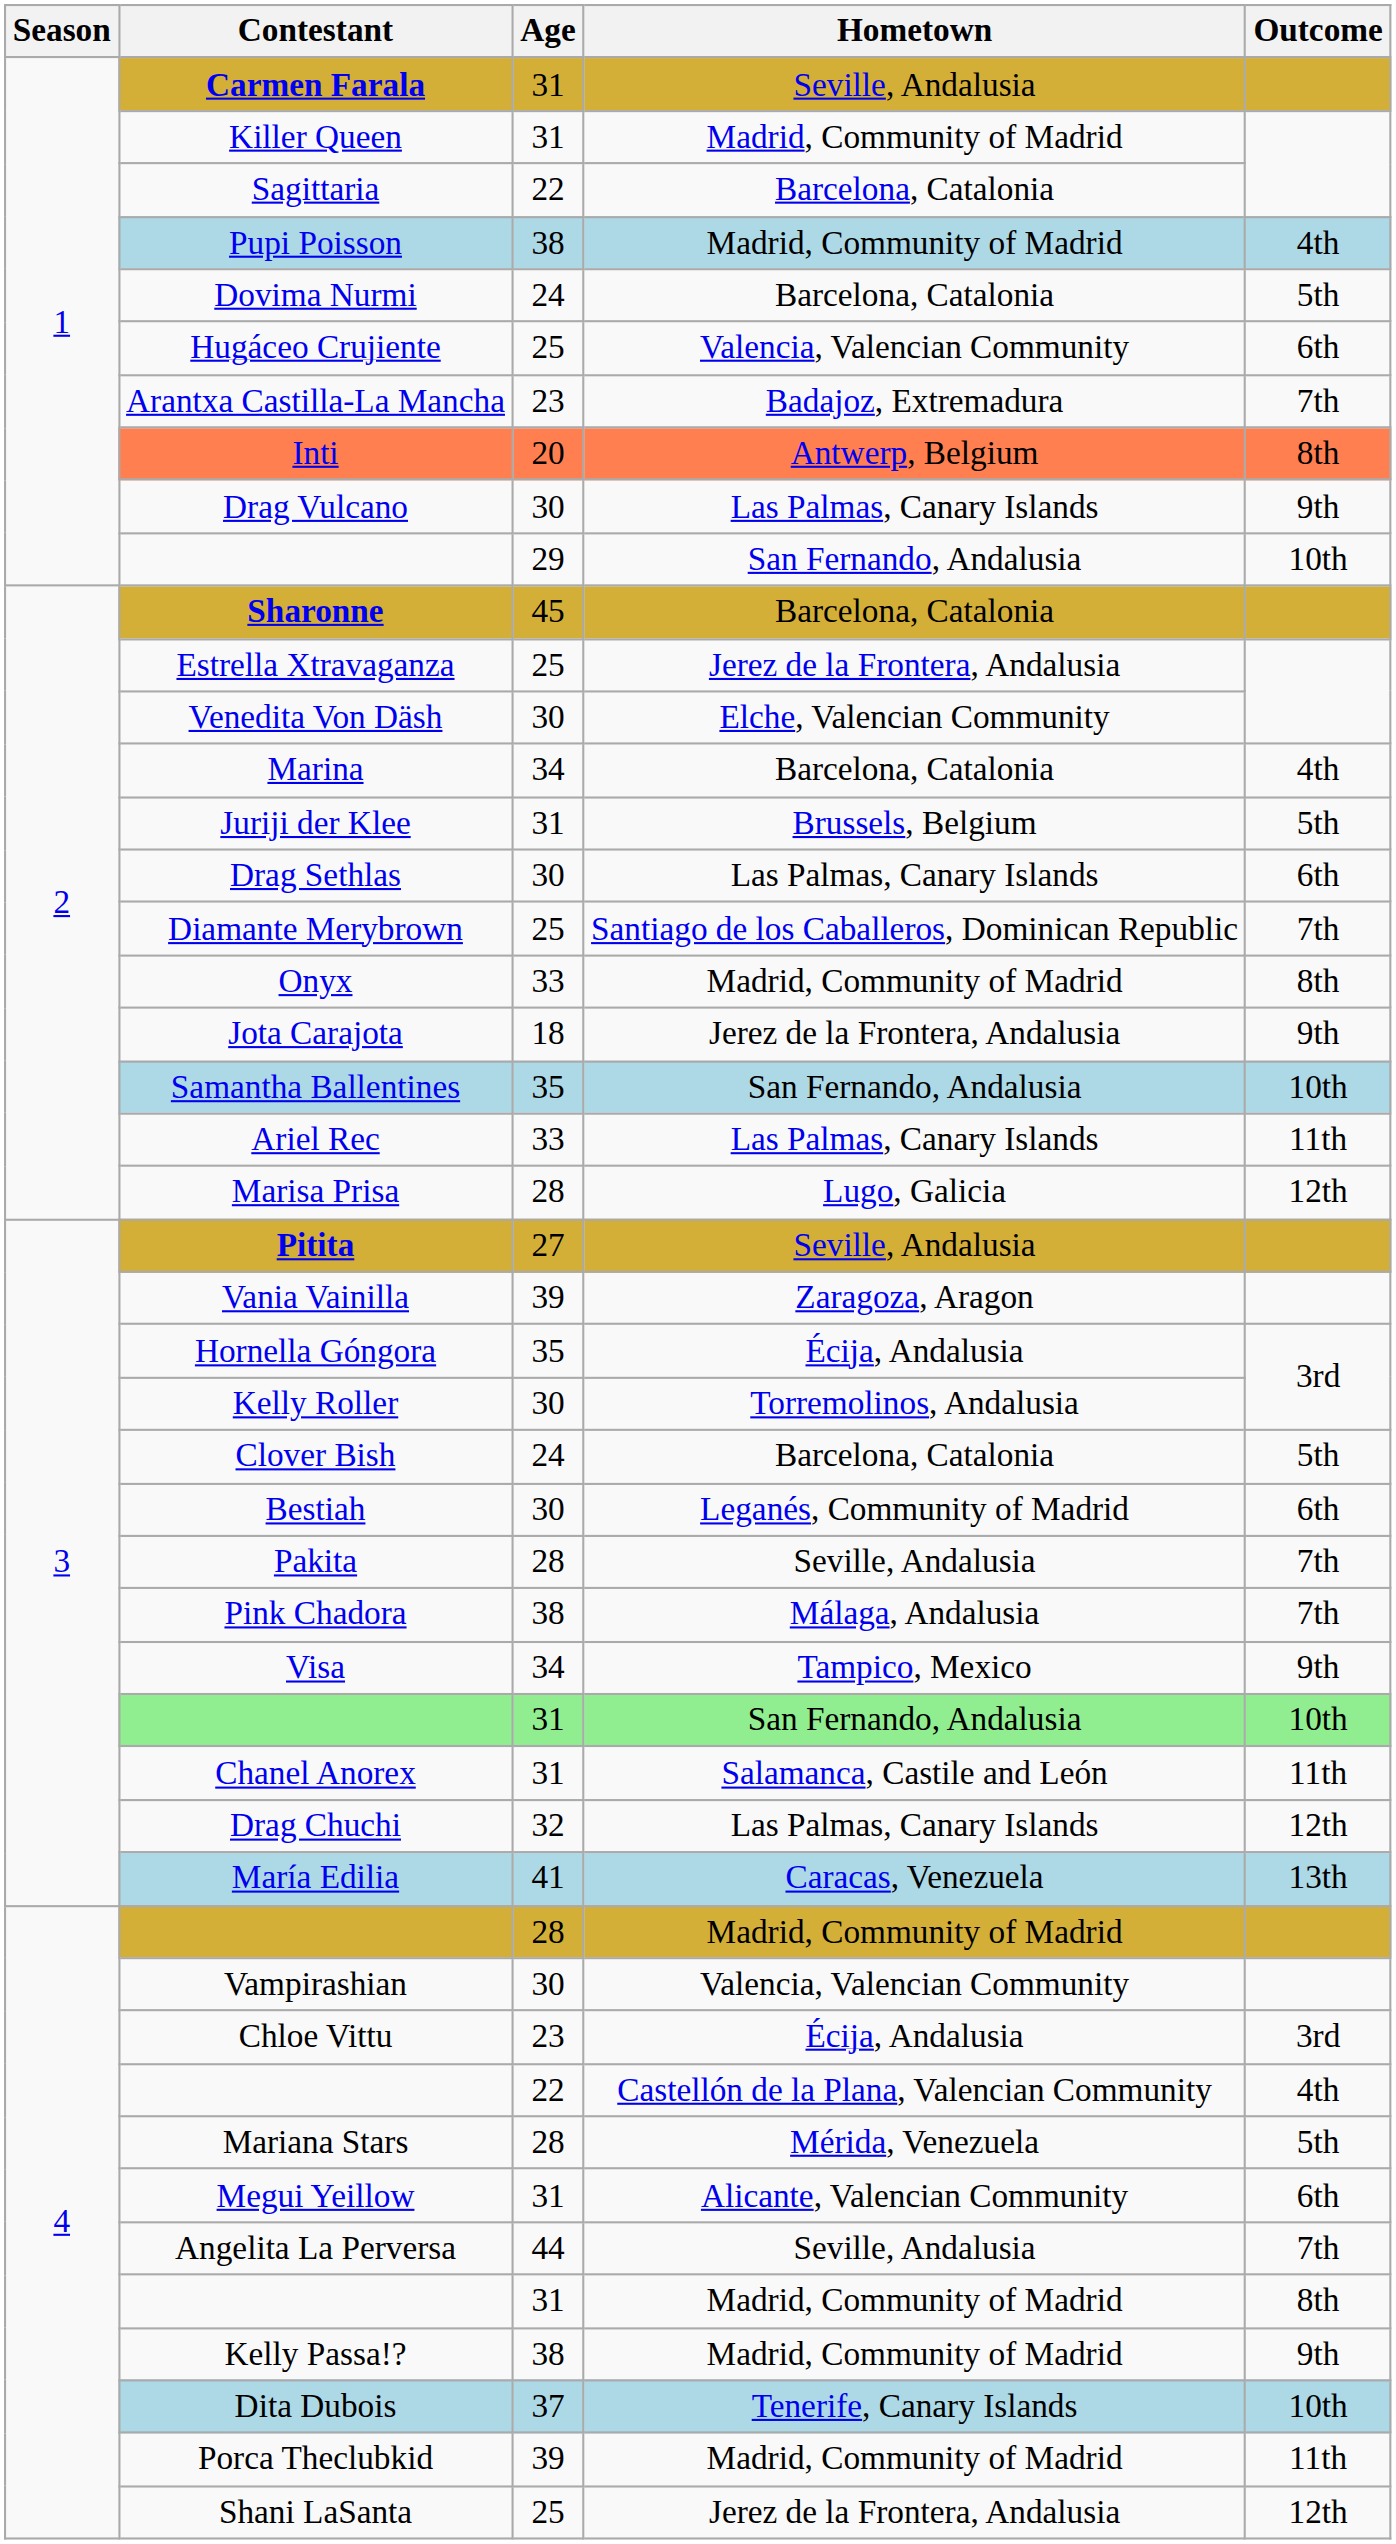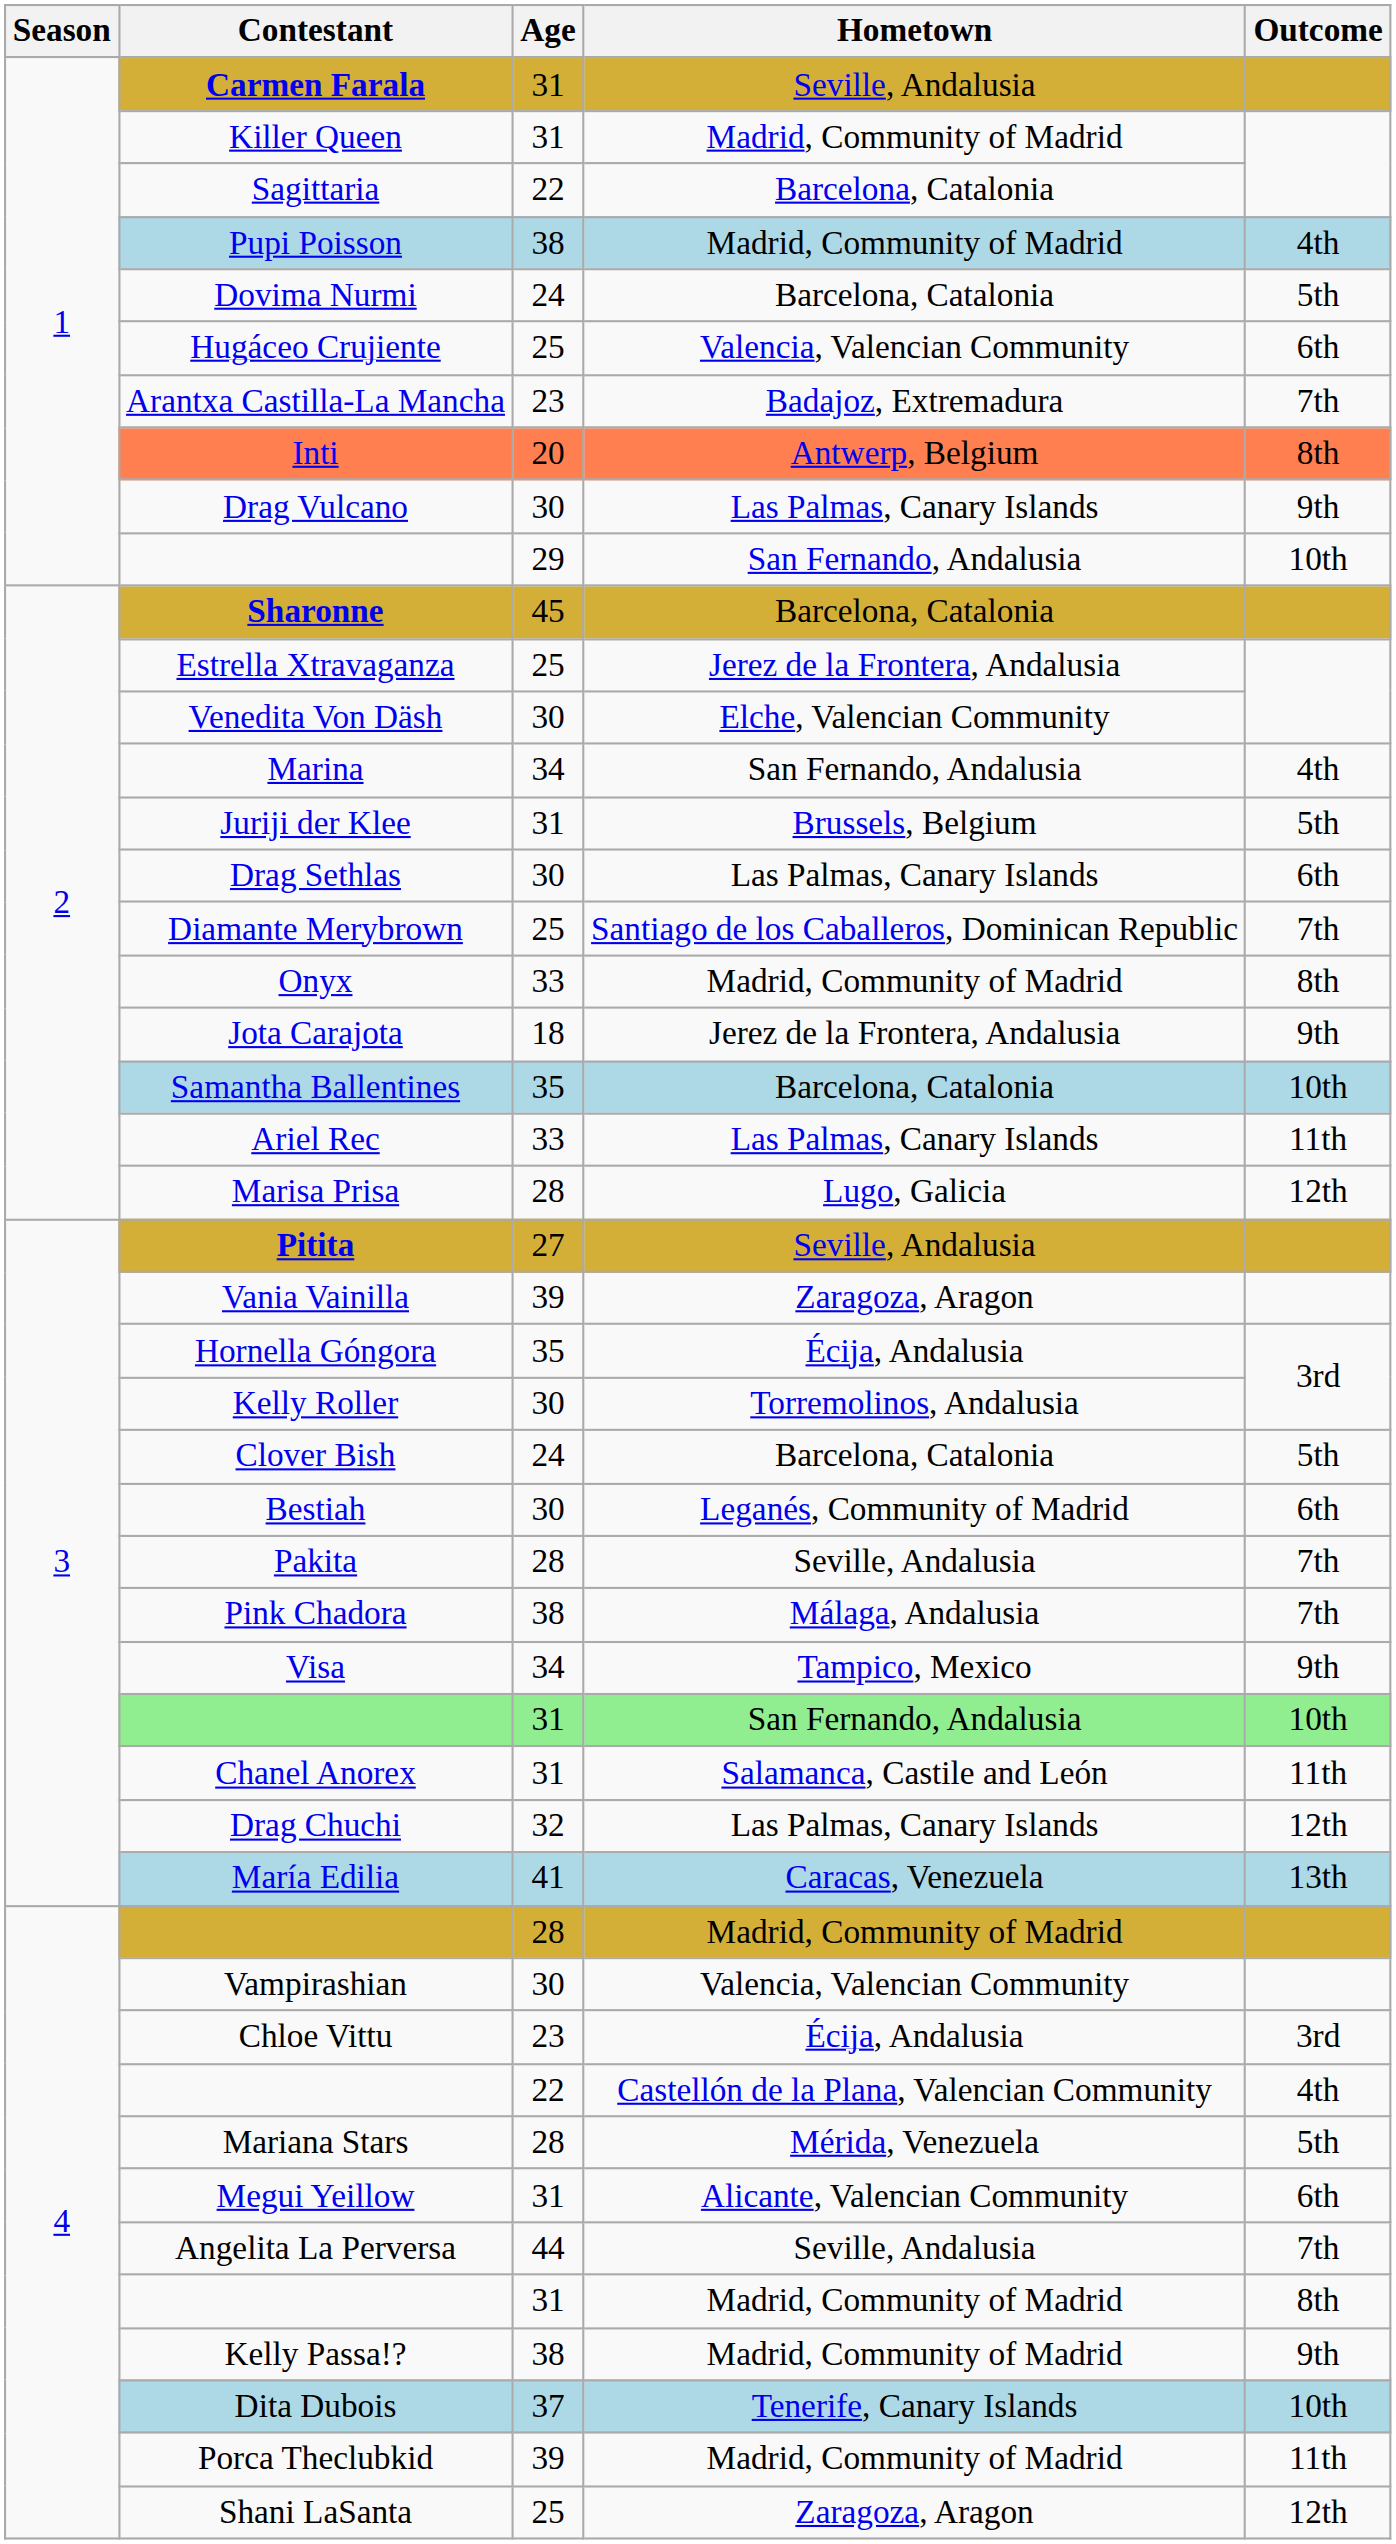(915, 769) Barcelona, Catalonia -> (915, 769) San Fernando, Andalusia
(915, 1086) San Fernando, Andalusia -> (915, 1086) Barcelona, Catalonia
(915, 2511) Jerez de la Frontera, Andalusia -> (915, 2511) Zaragoza, Aragon
